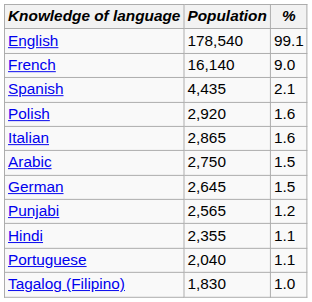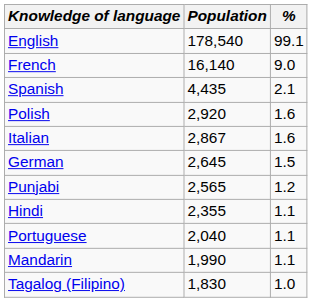(207, 138) 2,865 -> (207, 138) 2,867
- row: (30, 162)
+ row: (40, 260)
